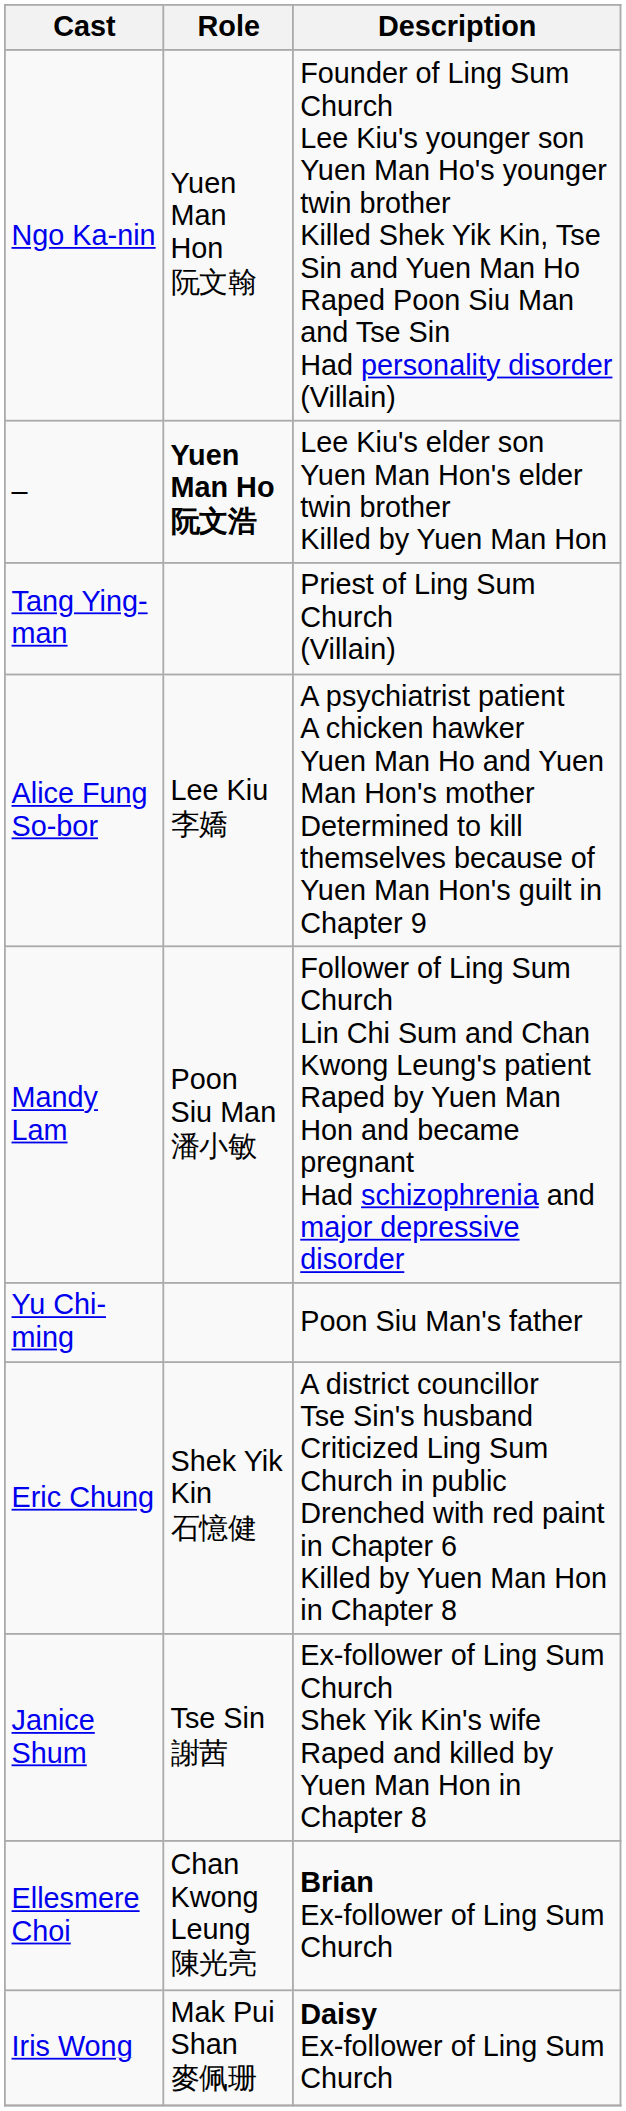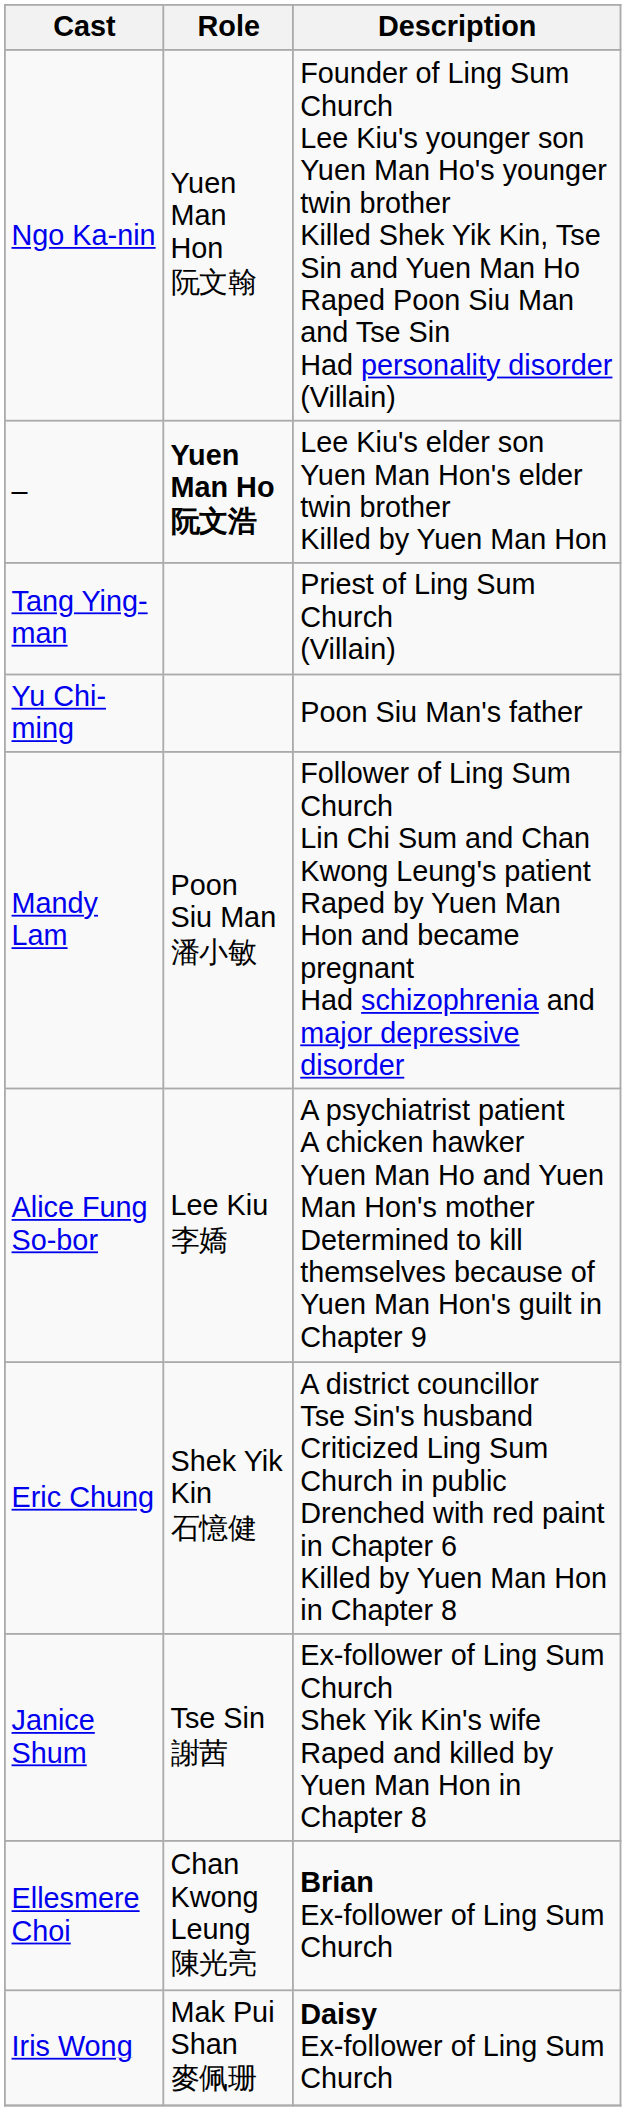rows swapped: (80, 809) <-> (59, 1321)
